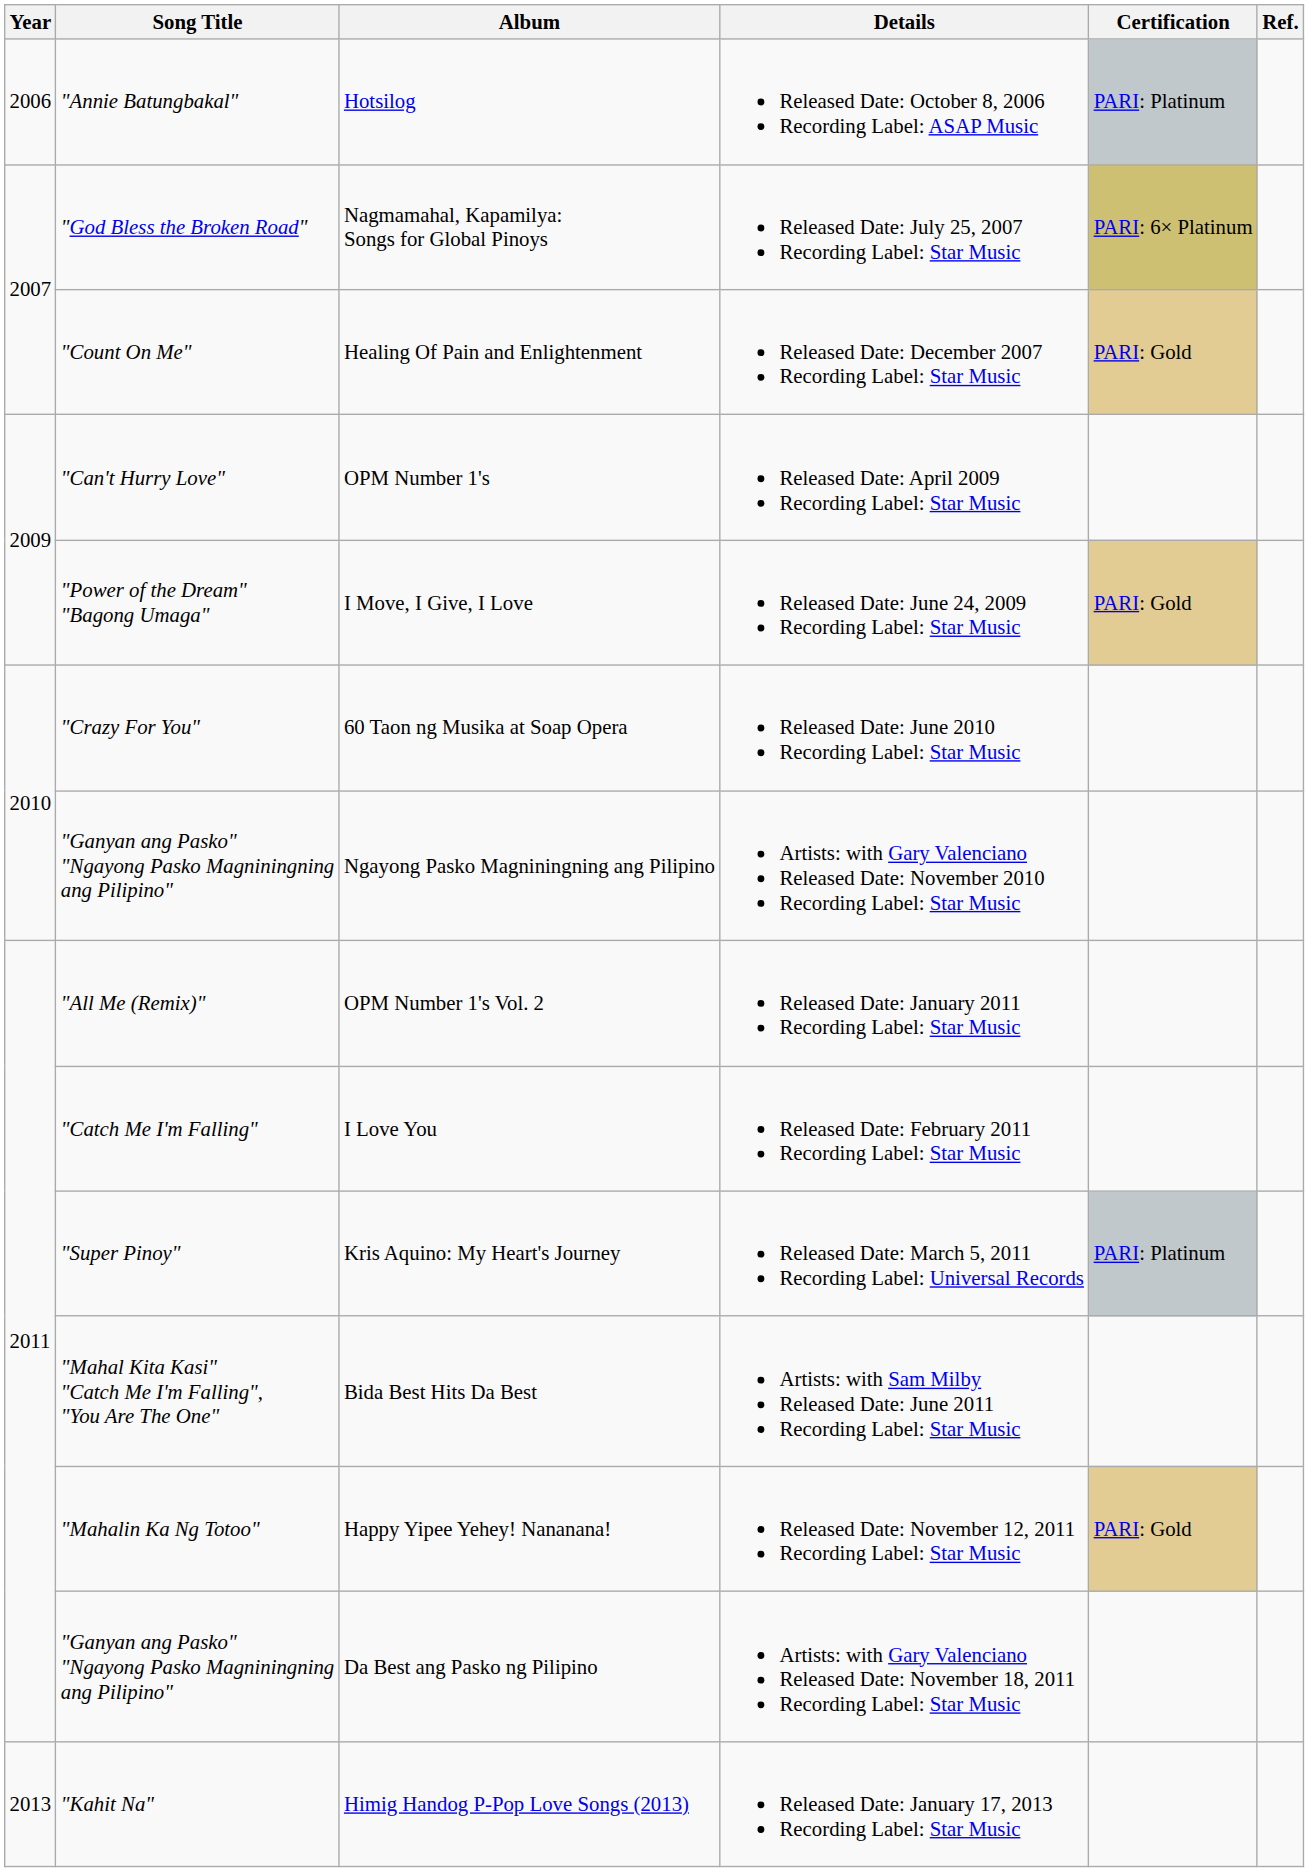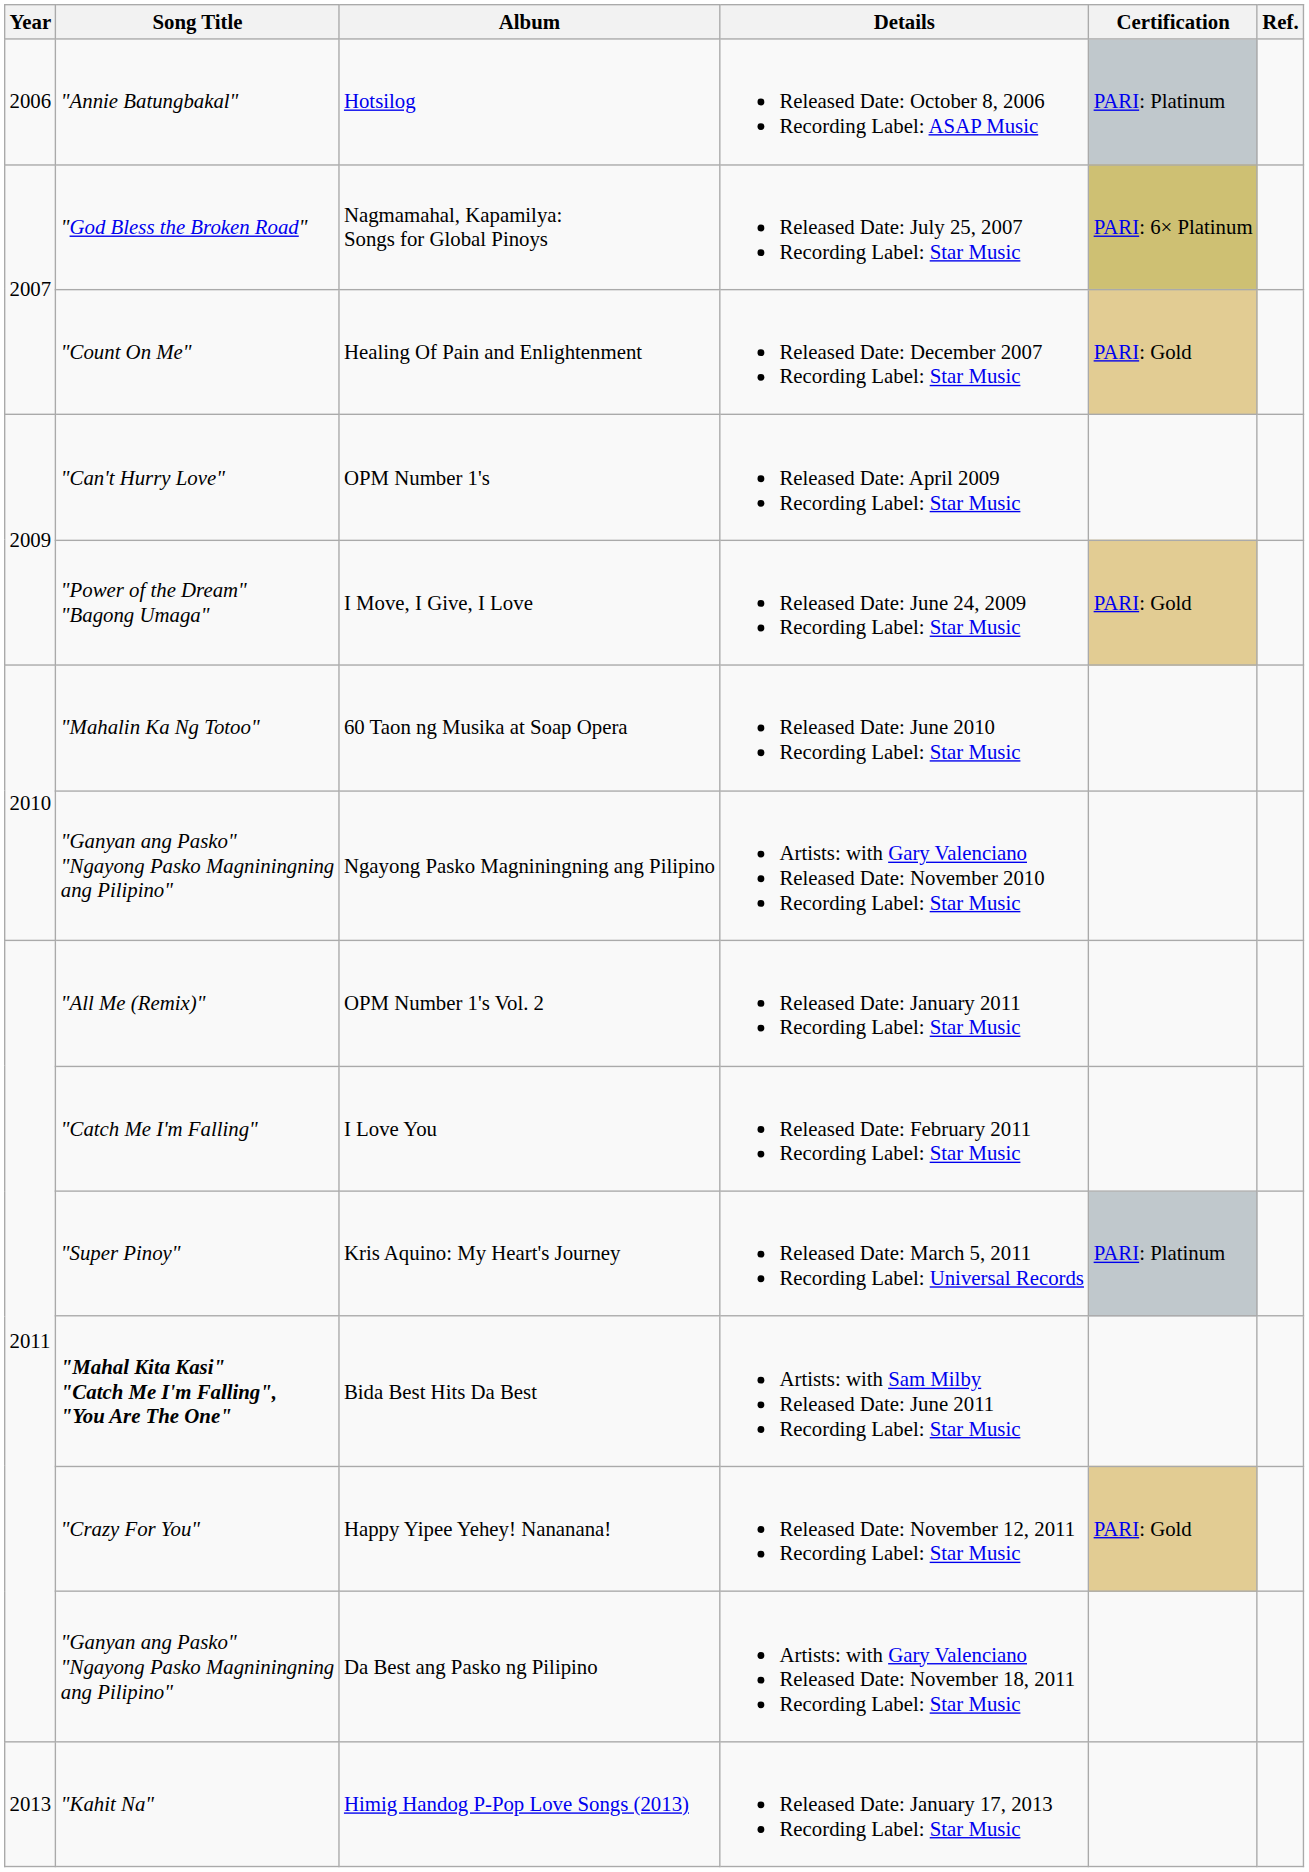(130, 728) "Crazy For You" -> (160, 728) "Mahalin Ka Ng Totoo"
(162, 1391) normal -> (169, 1391) bold
(160, 1528) "Mahalin Ka Ng Totoo" -> (130, 1528) "Crazy For You"
